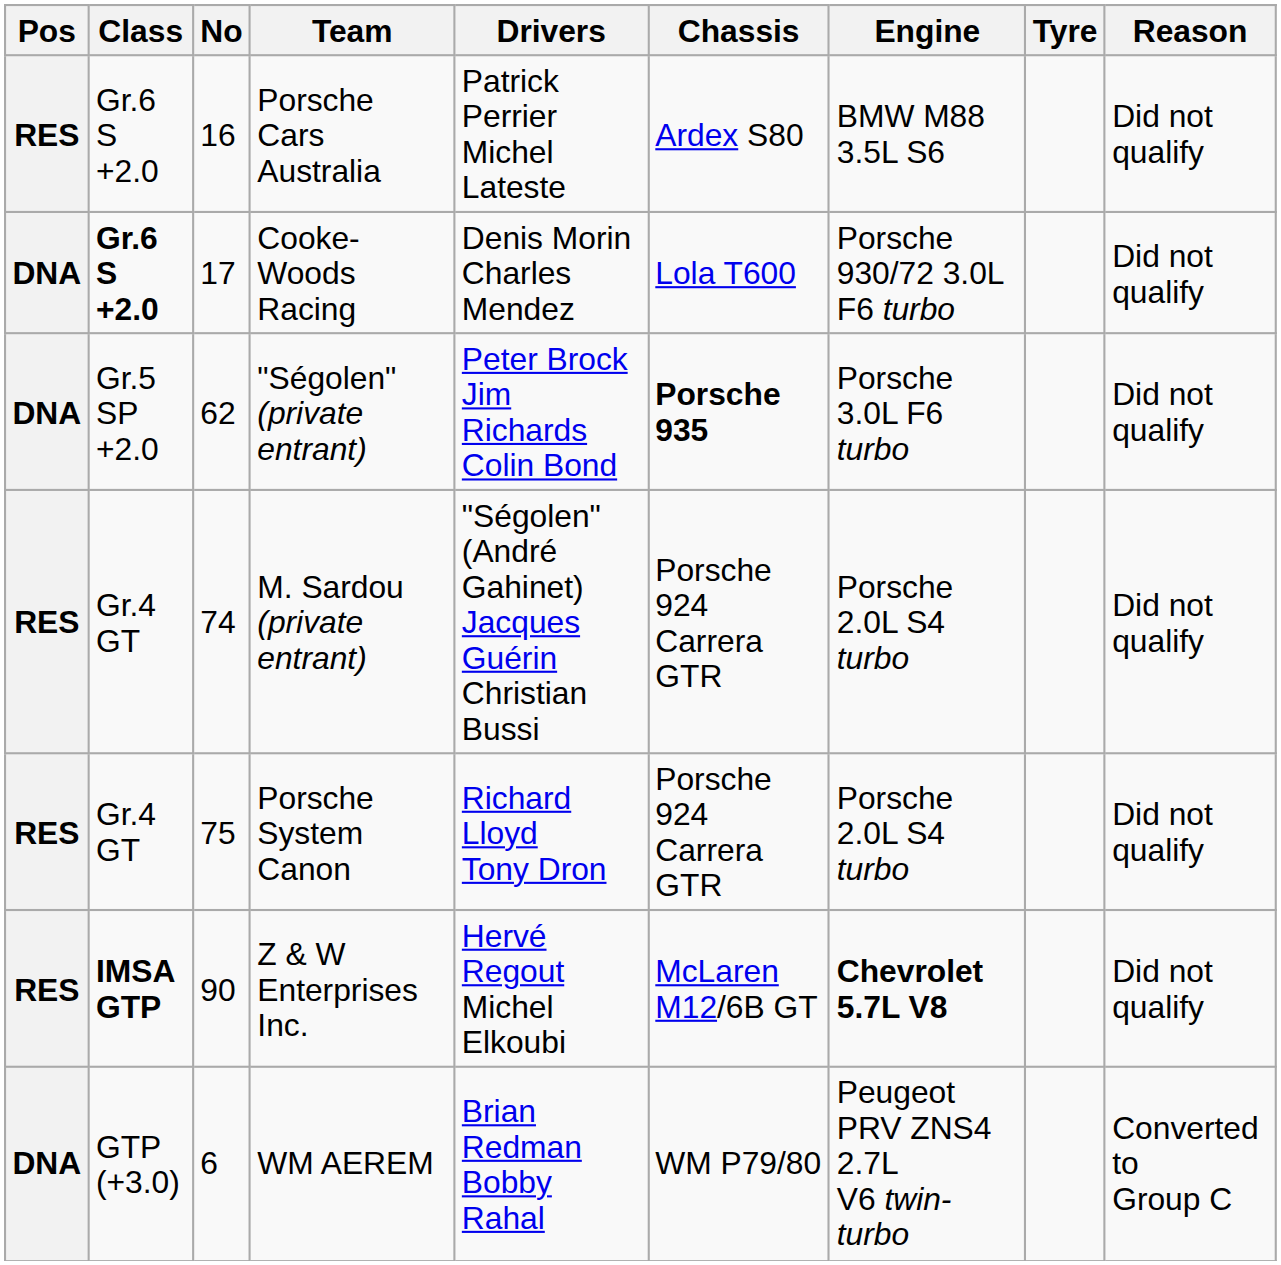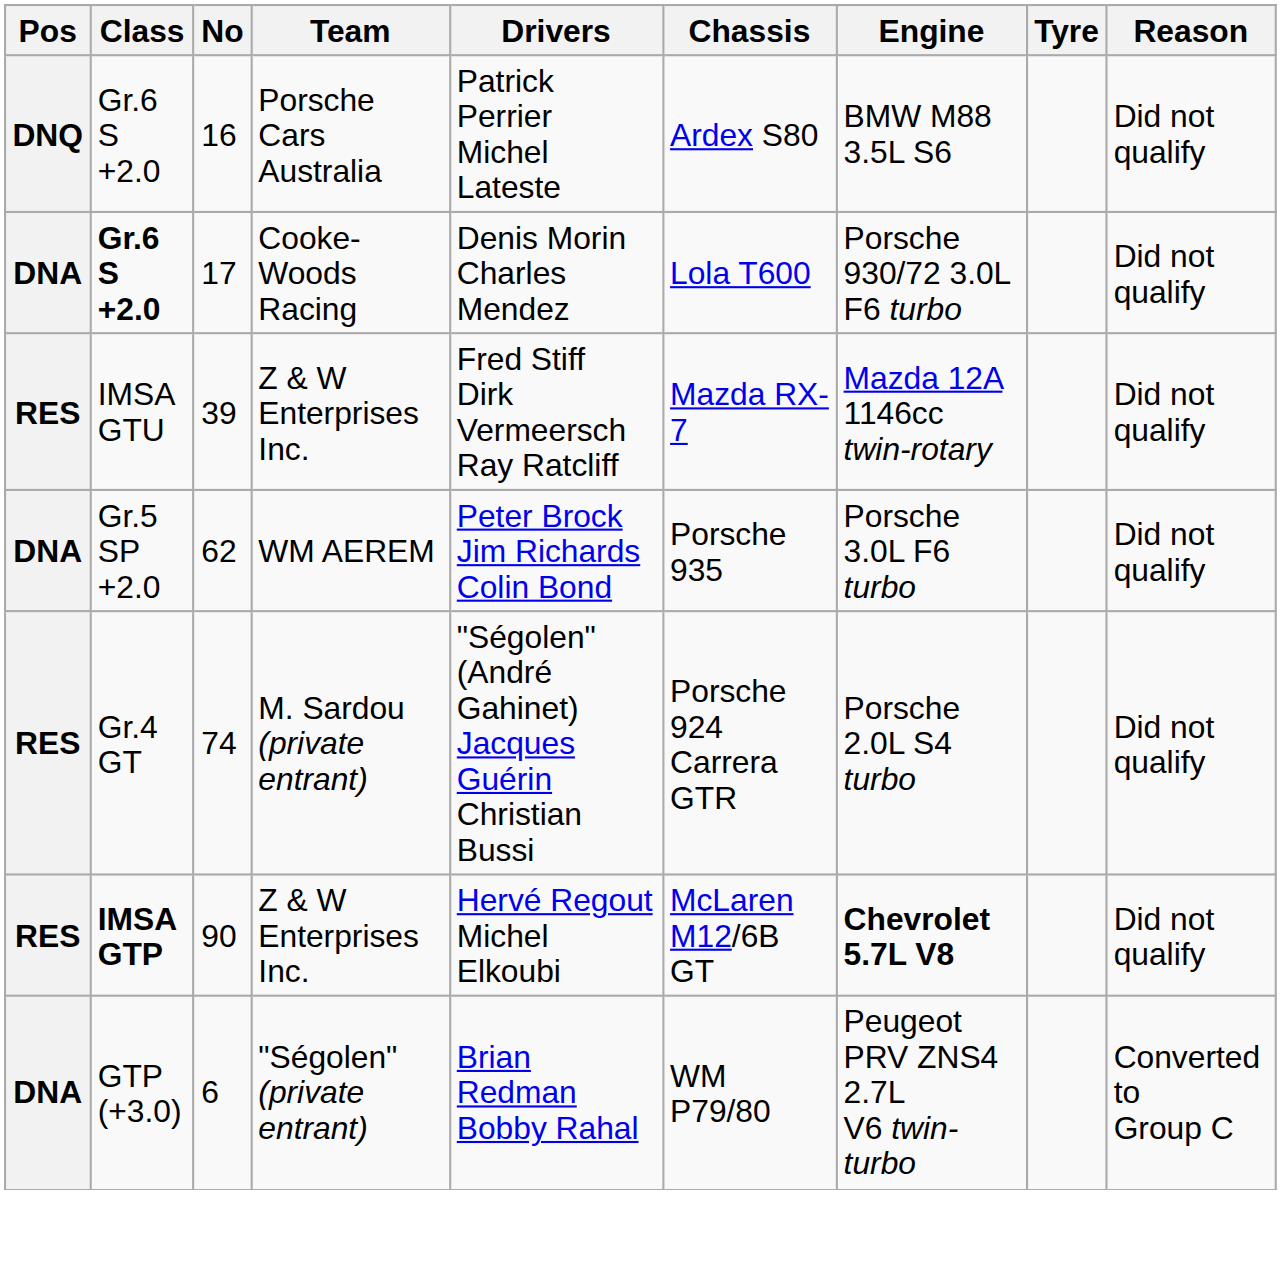(47, 134) RES -> (48, 134) DNQ
+ row: (219, 412)
(327, 412) "Ségolen" (private entrant) -> (347, 551) WM AEREM
(718, 412) bold -> (728, 551) normal
- row: (218, 833)
(346, 1164) WM AEREM -> (328, 1093) "Ségolen" (private entrant)
